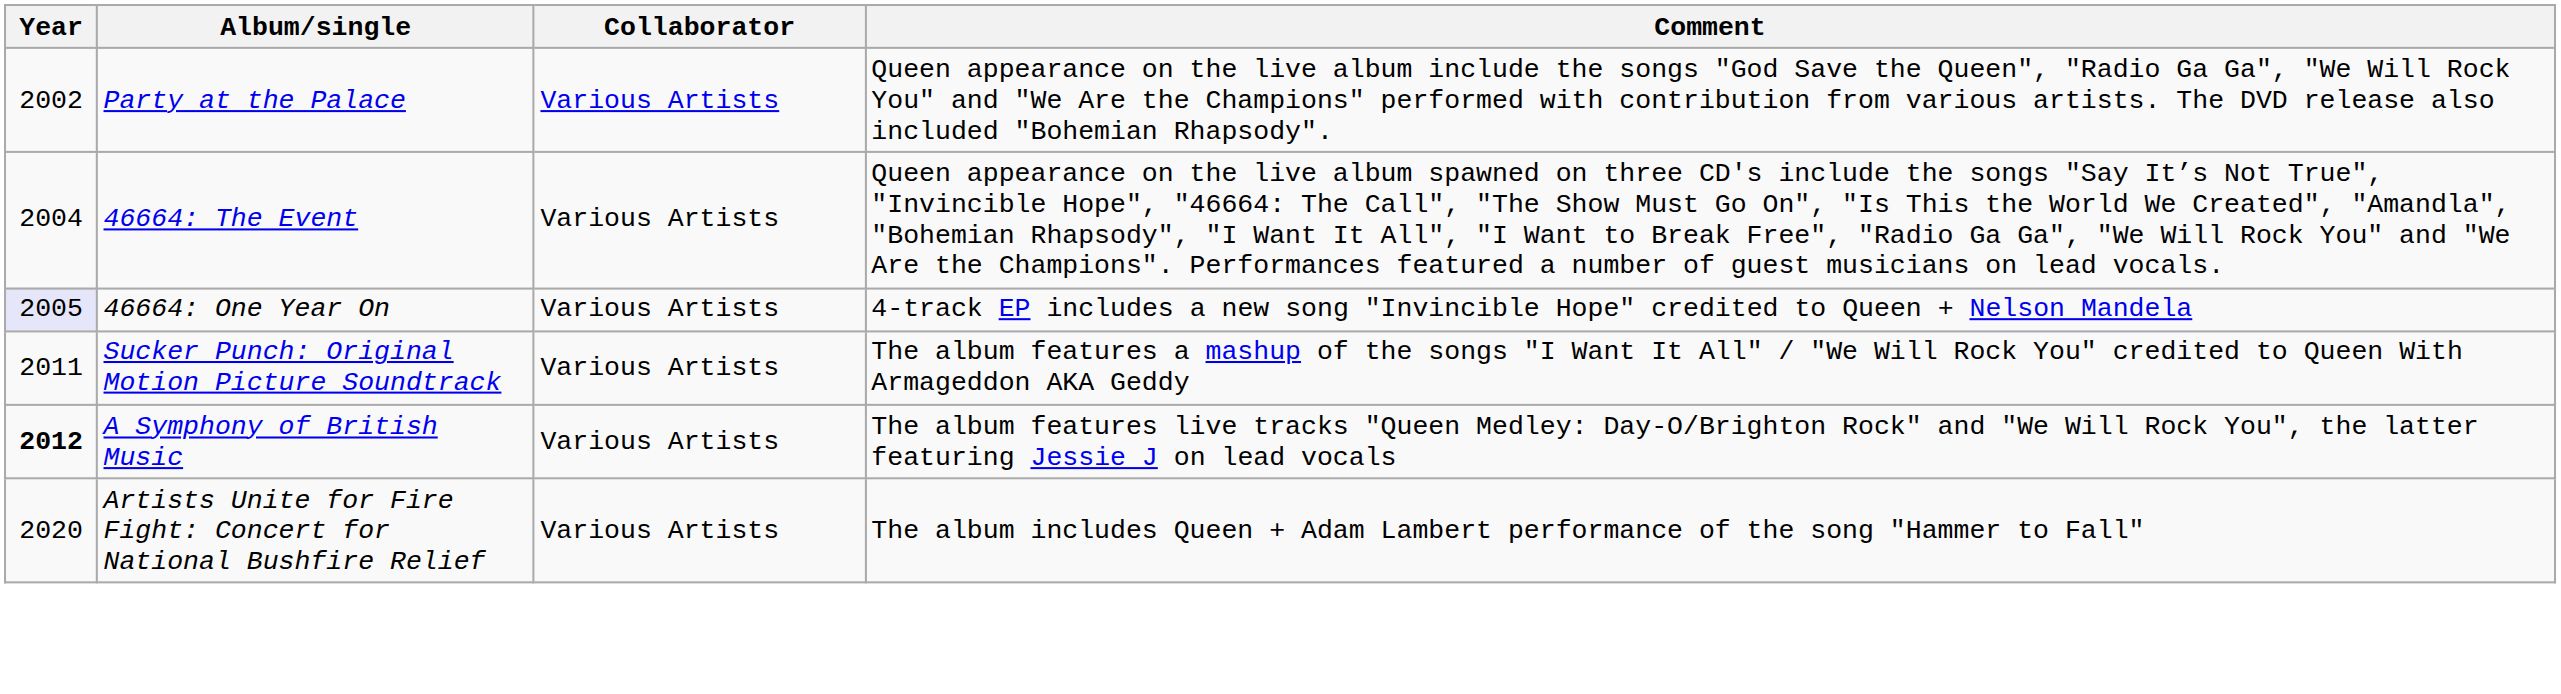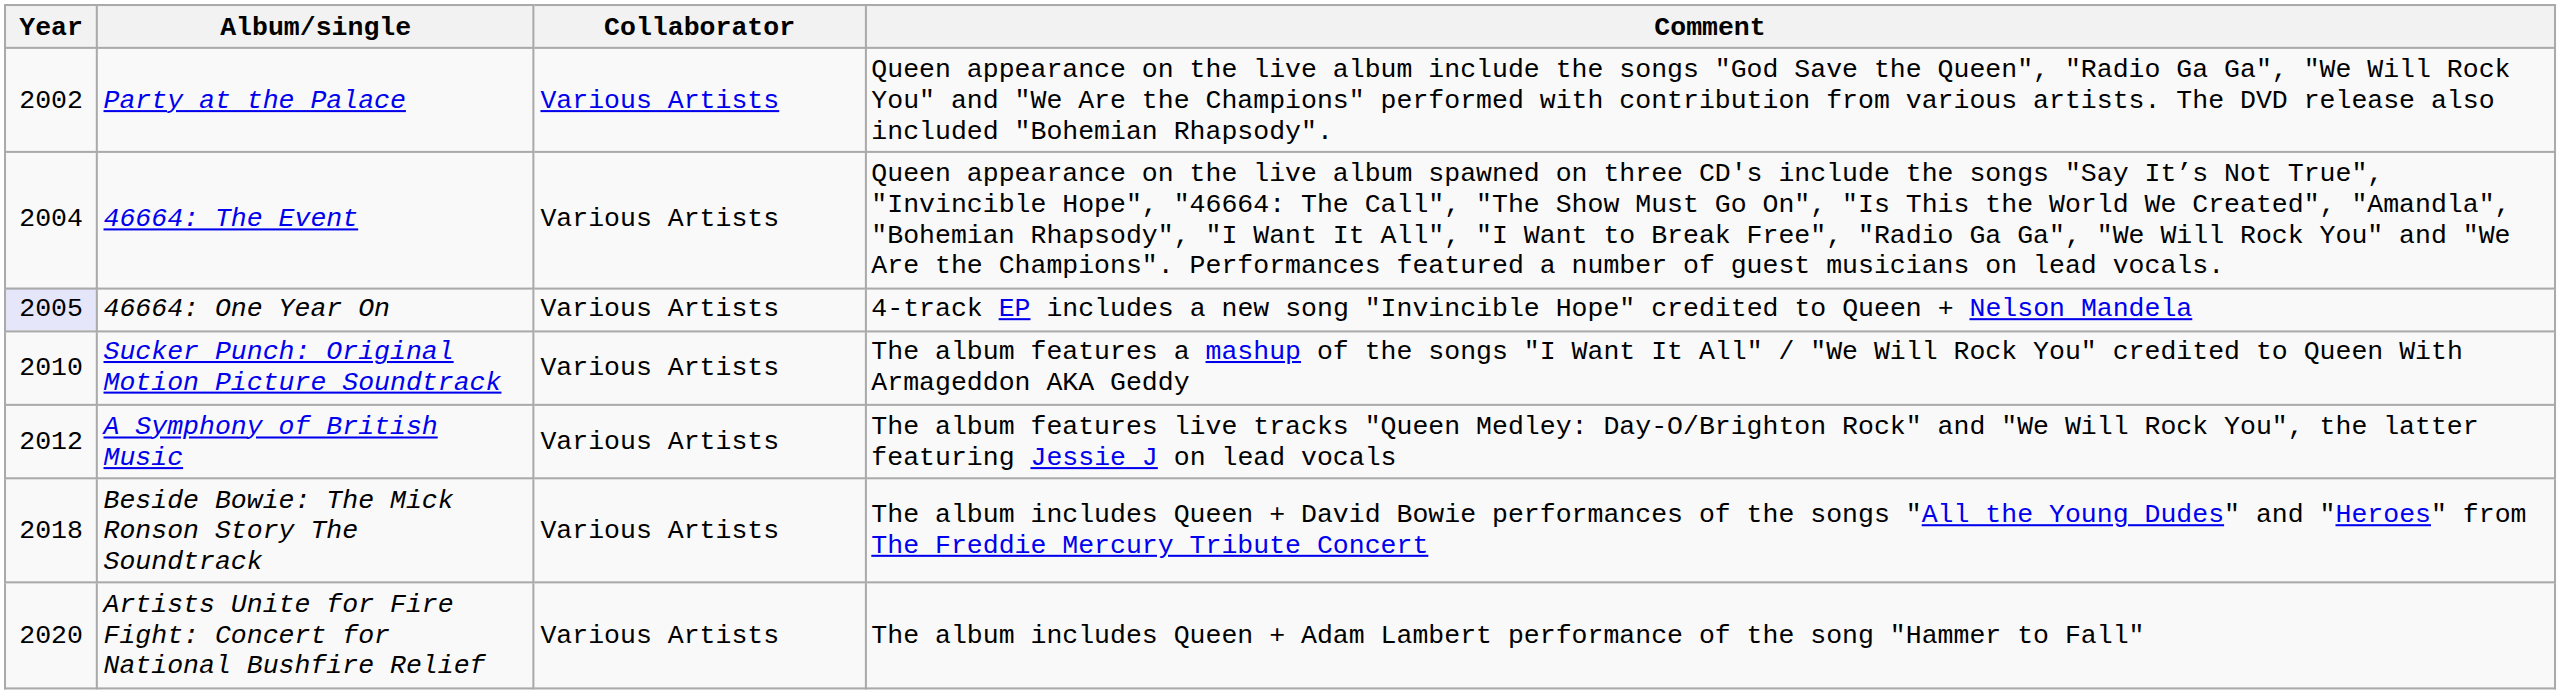(51, 368) 2011 -> (51, 368) 2010
(51, 442) bold -> (51, 442) normal
+ row: (279, 531)
